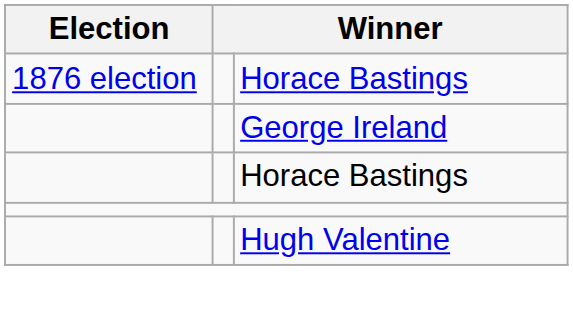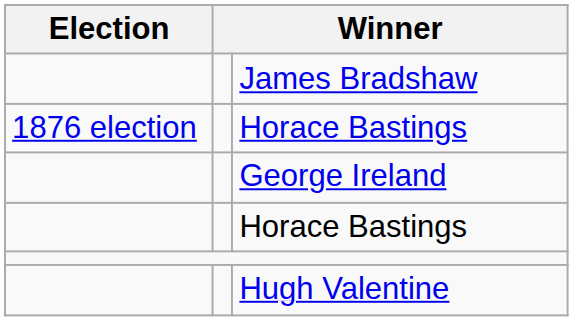+ row: (109, 79)
